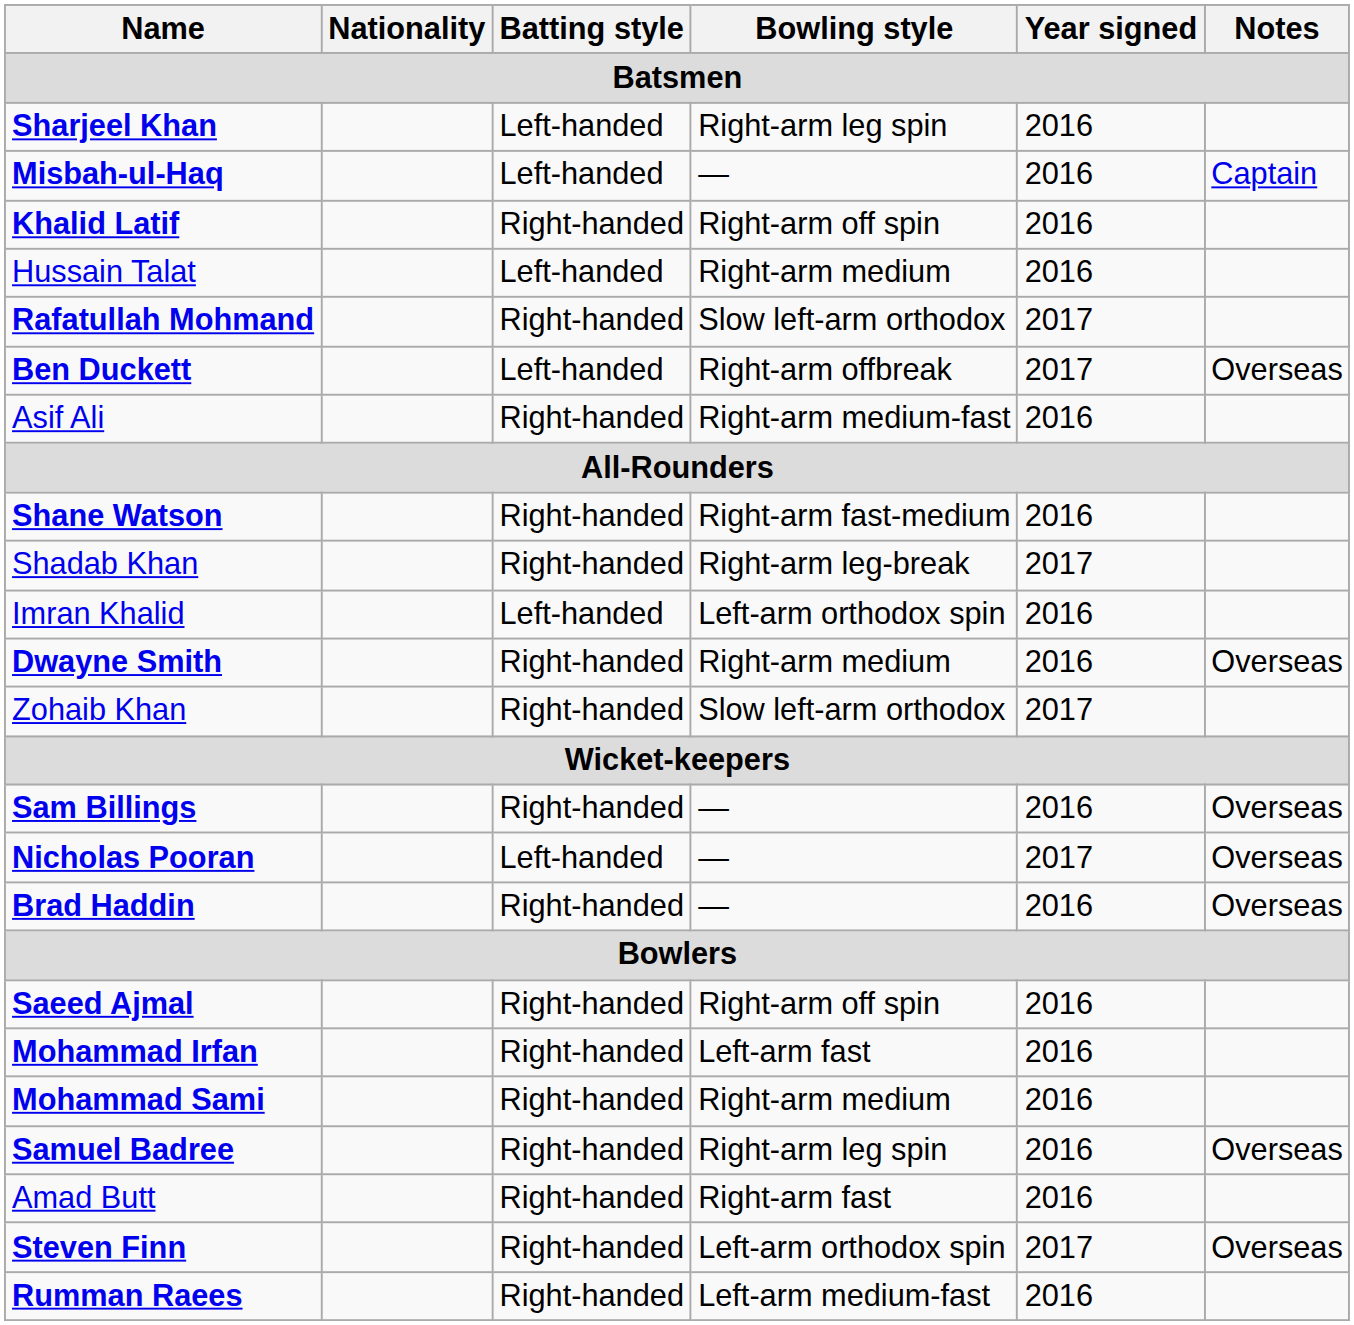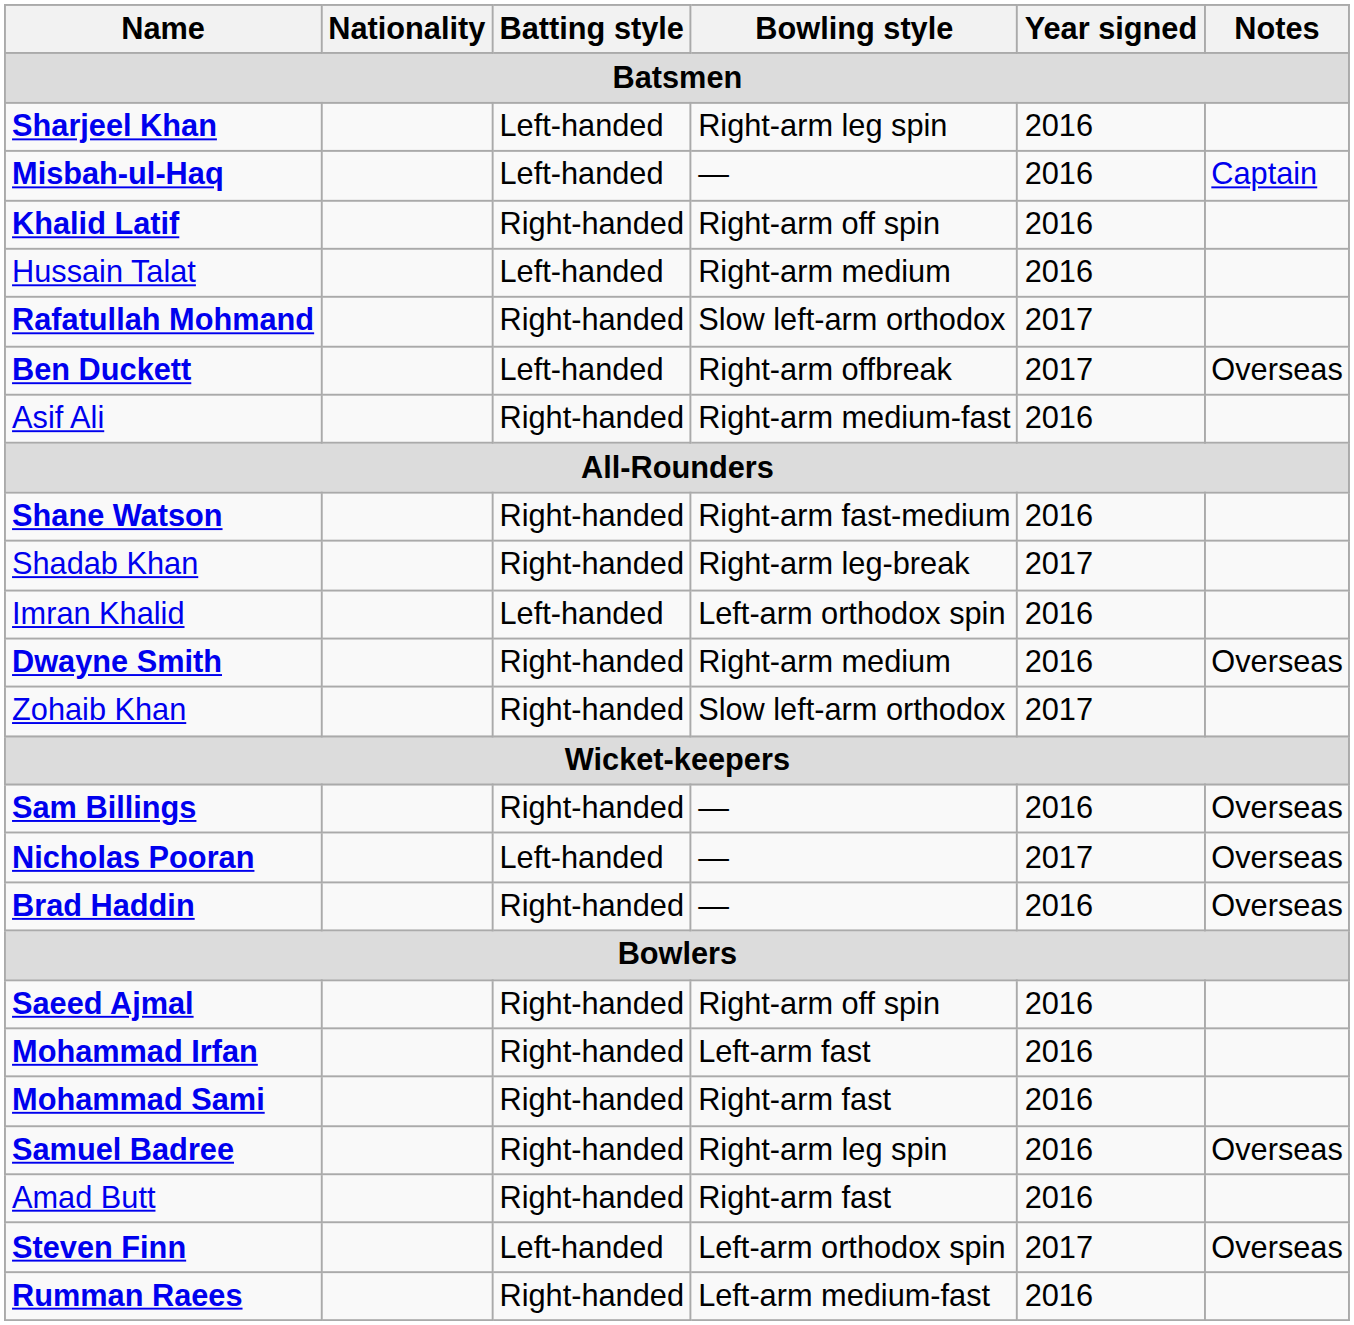(824, 1100) Right-arm medium -> (795, 1100) Right-arm fast
(592, 1246) Right-handed -> (581, 1246) Left-handed
